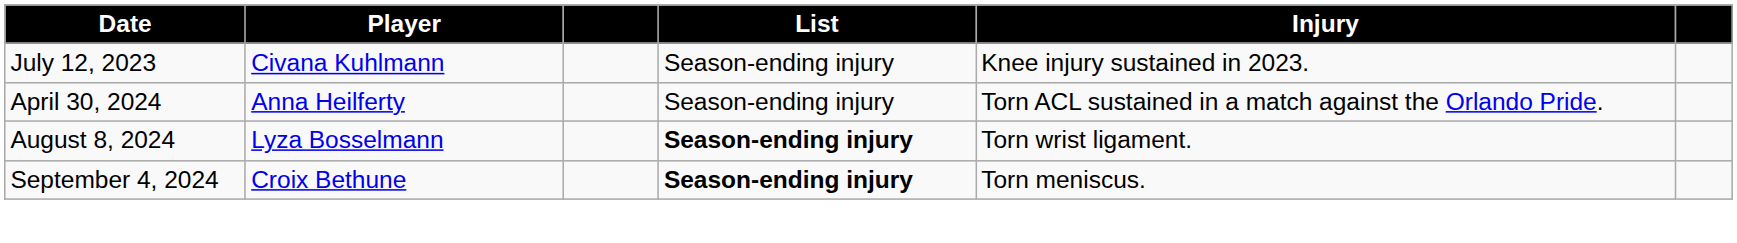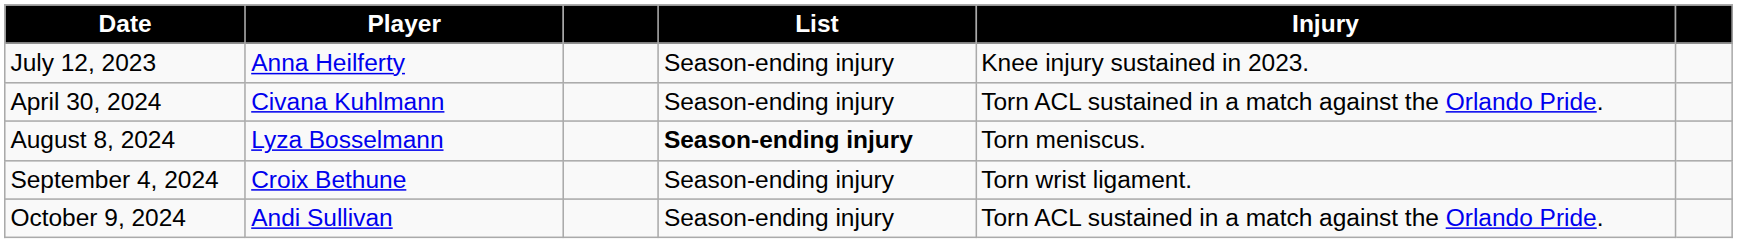(348, 62) Civana Kuhlmann -> (328, 62) Anna Heilferty
(328, 101) Anna Heilferty -> (348, 101) Civana Kuhlmann
(1087, 140) Torn wrist ligament. -> (1064, 140) Torn meniscus.
(788, 179) bold -> (779, 179) normal
(1064, 179) Torn meniscus. -> (1087, 179) Torn wrist ligament.
+ row: (98, 218)
